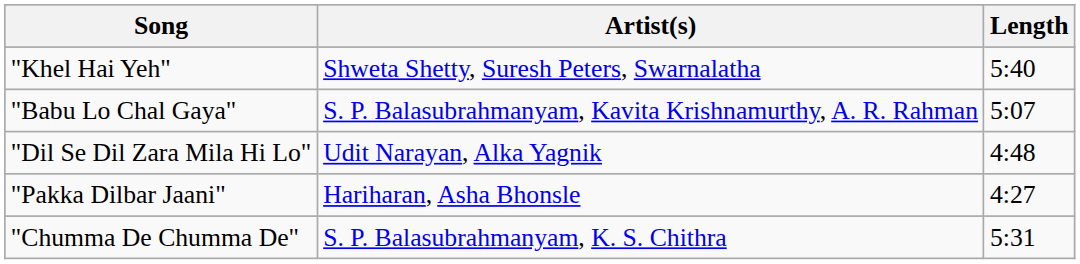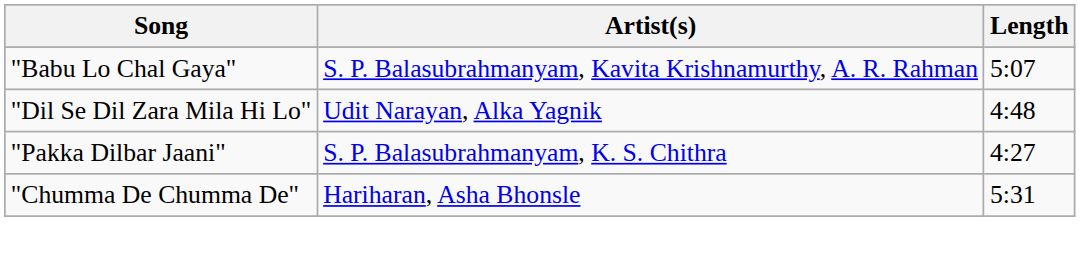- row: (91, 68)
(452, 195) Hariharan, Asha Bhonsle -> (525, 152) S. P. Balasubrahmanyam, K. S. Chithra
(525, 237) S. P. Balasubrahmanyam, K. S. Chithra -> (452, 195) Hariharan, Asha Bhonsle
